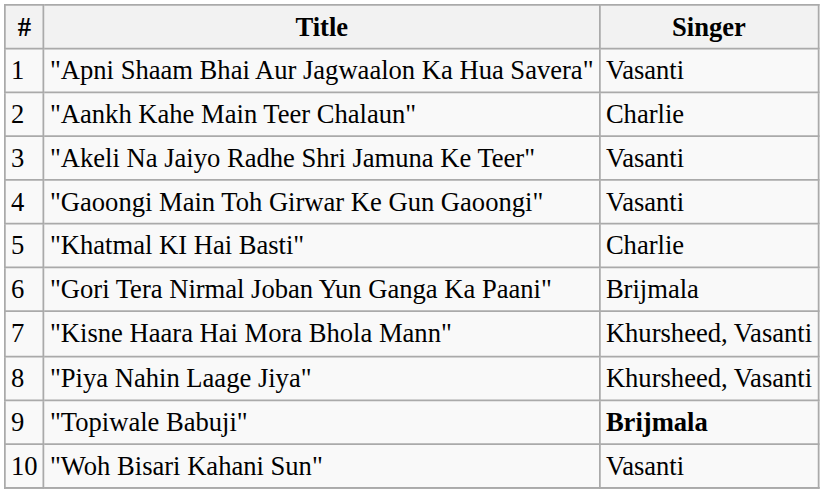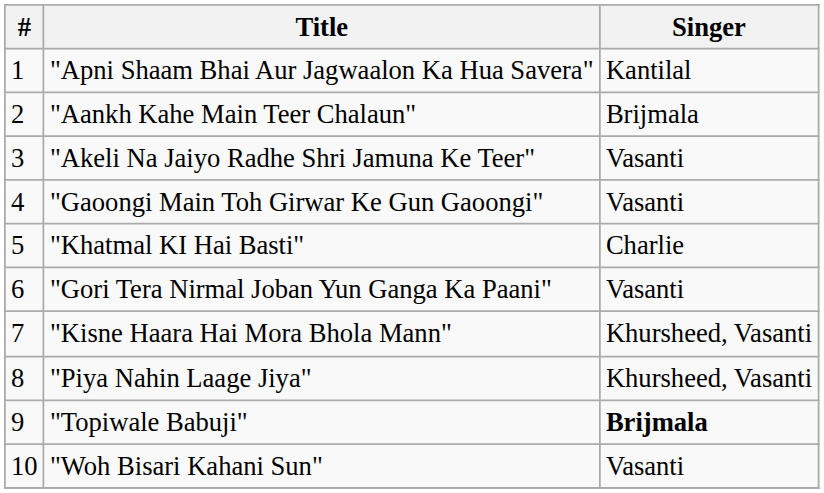(645, 70) Vasanti -> (649, 70) Kantilal
(645, 114) Charlie -> (652, 114) Brijmala
(652, 289) Brijmala -> (645, 289) Vasanti
